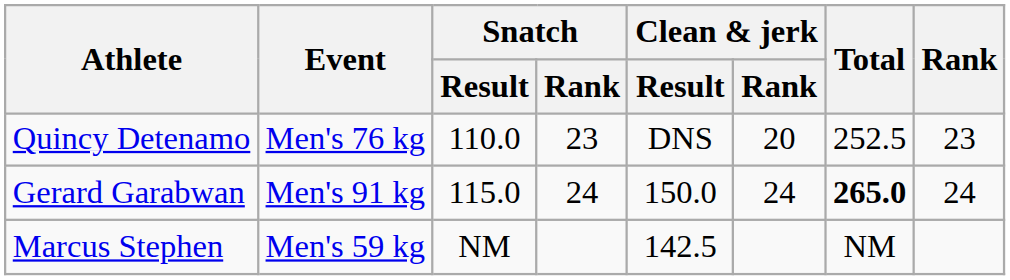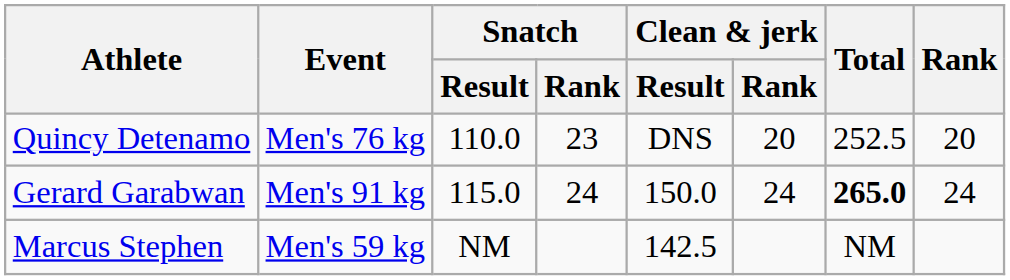(959, 139) 23 -> (959, 139) 20
